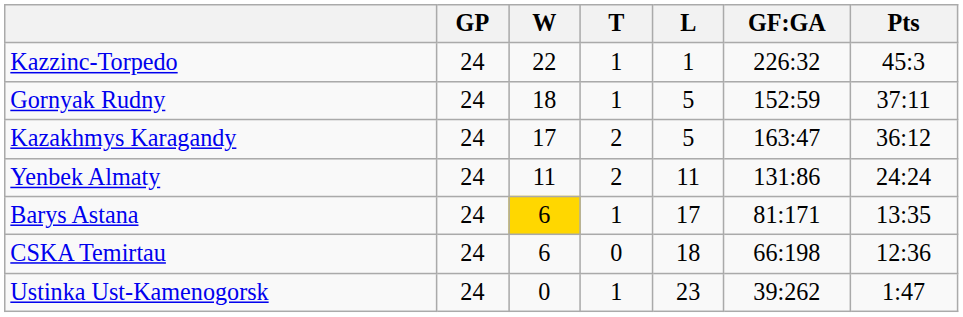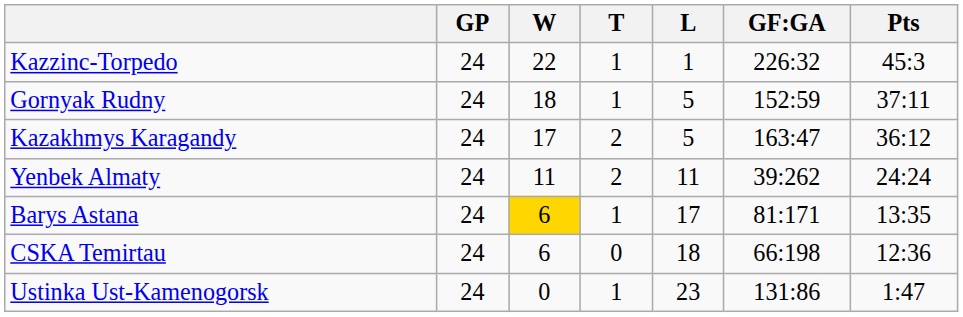(787, 176) 131:86 -> (787, 176) 39:262
(787, 291) 39:262 -> (787, 291) 131:86
